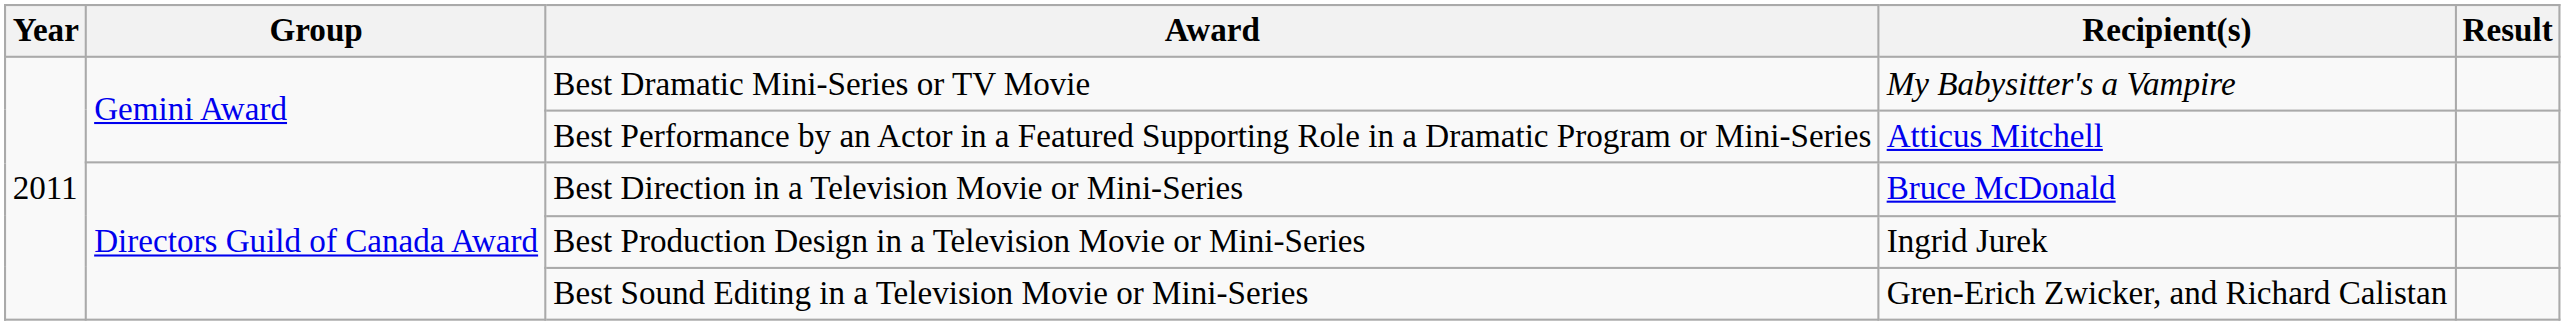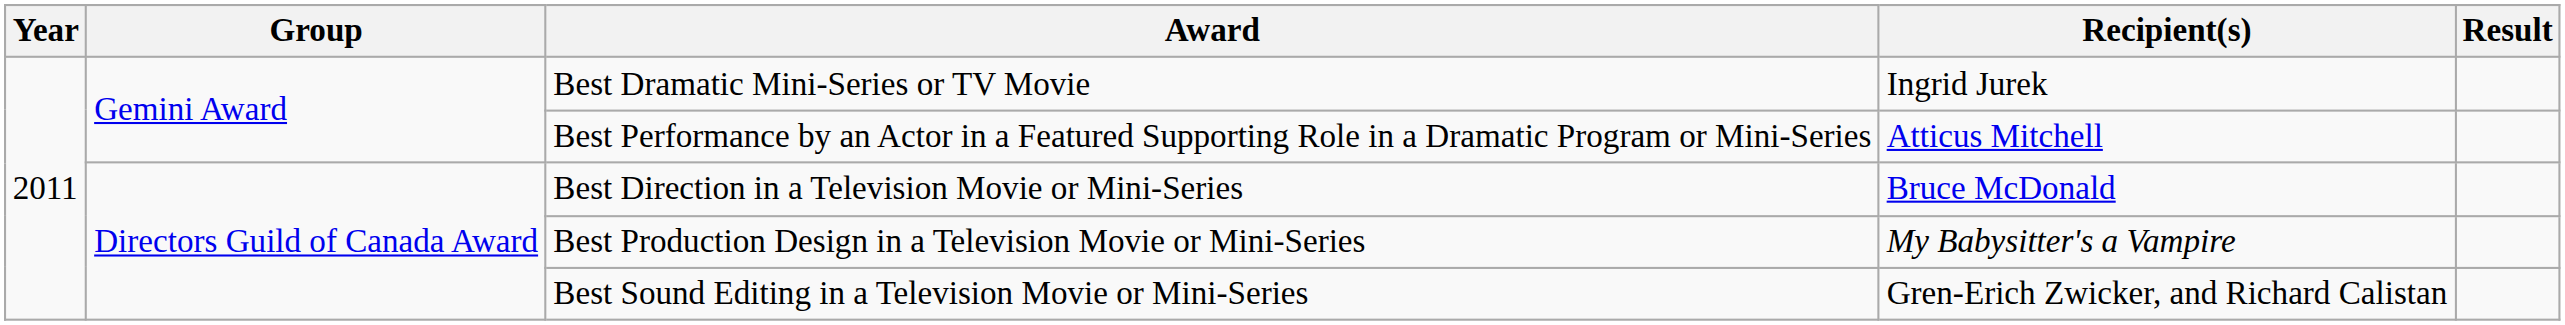(2061, 83) My Babysitter's a Vampire -> (1967, 83) Ingrid Jurek
(1967, 240) Ingrid Jurek -> (2061, 240) My Babysitter's a Vampire
